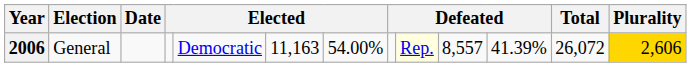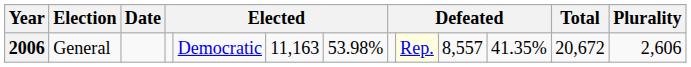(356, 47) 54.00% -> (356, 47) 53.98%
(519, 47) 41.39% -> (519, 47) 41.35%
(580, 47) 26,072 -> (580, 47) 20,672
(661, 47) gold background -> (661, 47) no background
